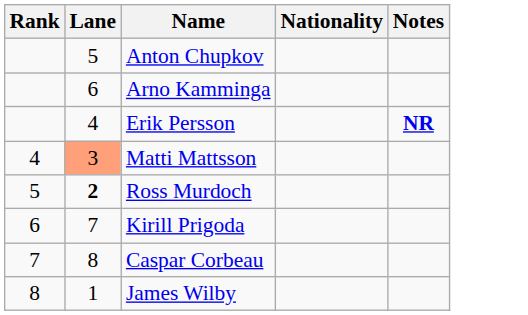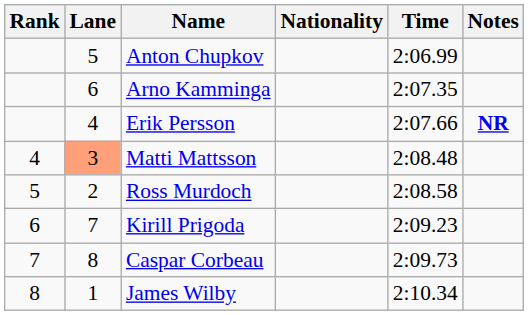+ column: (425, 21)
(93, 191) bold -> (93, 191) normal
